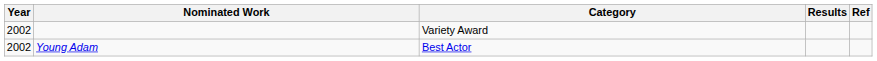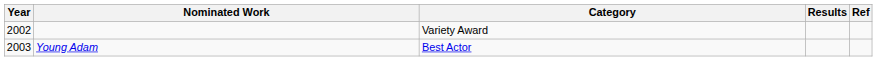(19, 47) 2002 -> (19, 47) 2003
